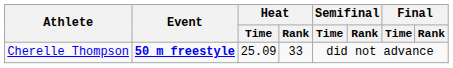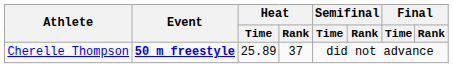(259, 52) 25.09 -> (259, 52) 25.89
(296, 52) 33 -> (296, 52) 37
